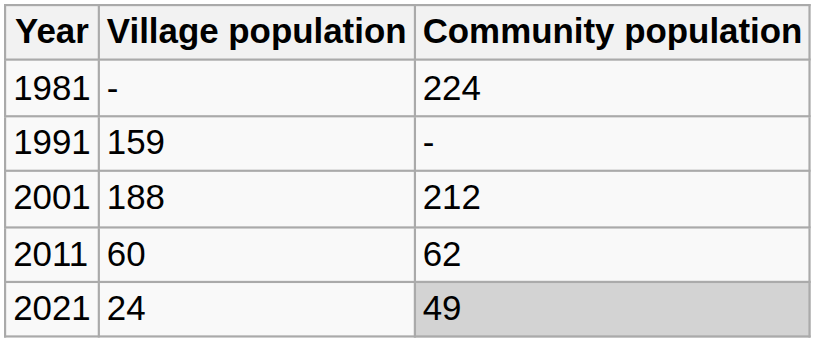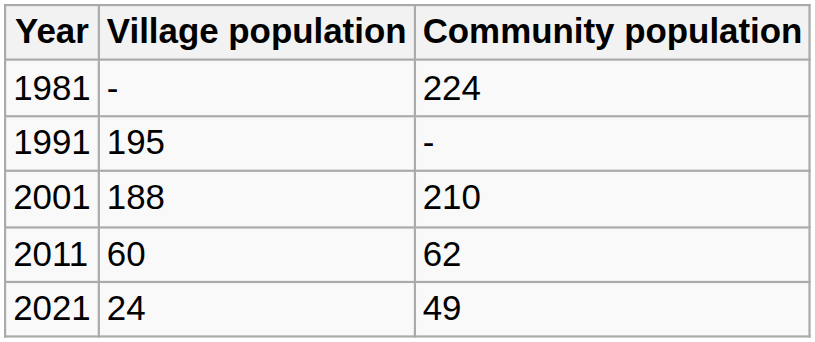(136, 142) 159 -> (136, 142) 195
(452, 198) 212 -> (452, 198) 210
(442, 308) lightgrey background -> (442, 308) no background
